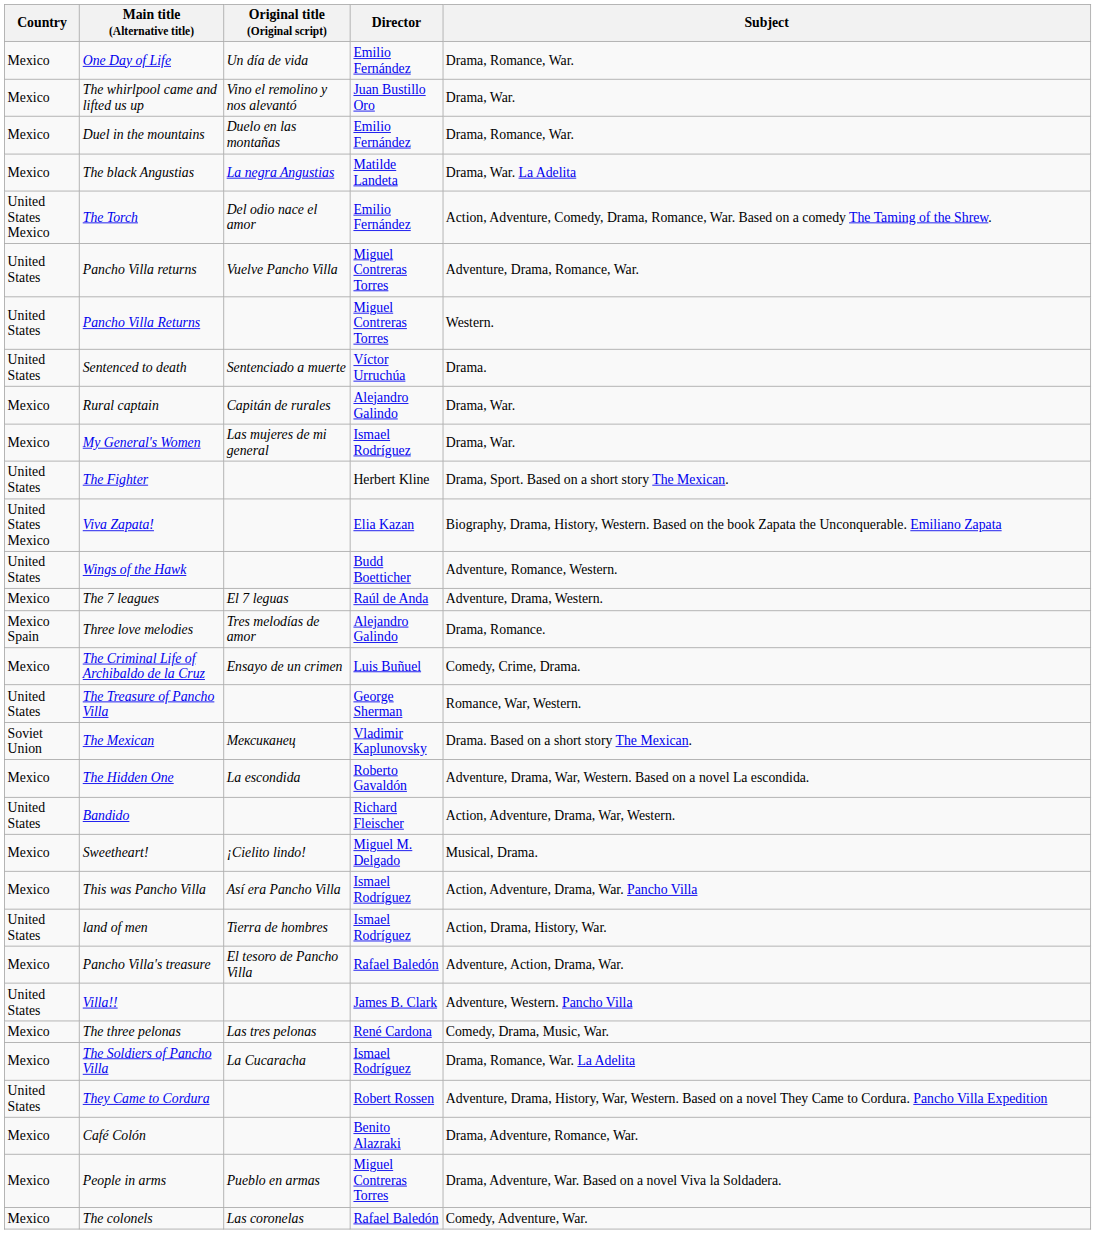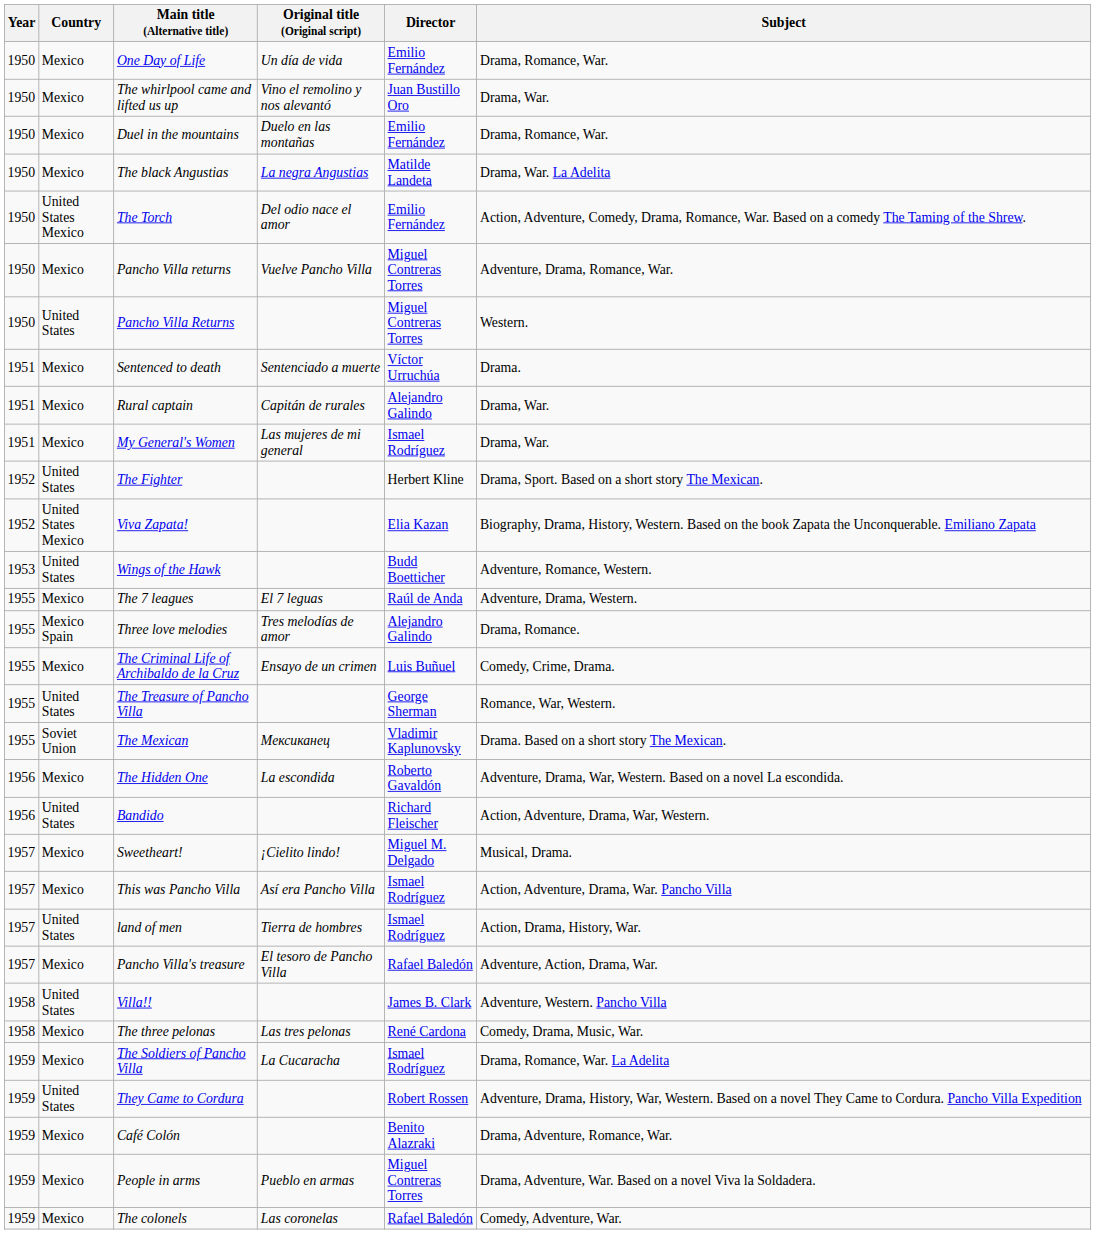+ column: (22, 23)
(26, 270) United States -> (63, 270) Mexico
(26, 368) United States -> (63, 368) Mexico
